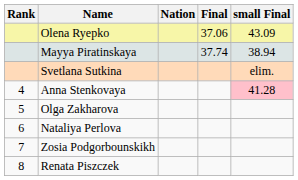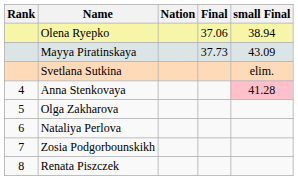(262, 33) 43.09 -> (262, 33) 38.94
(214, 52) 37.74 -> (214, 52) 37.73
(262, 52) 38.94 -> (262, 52) 43.09
